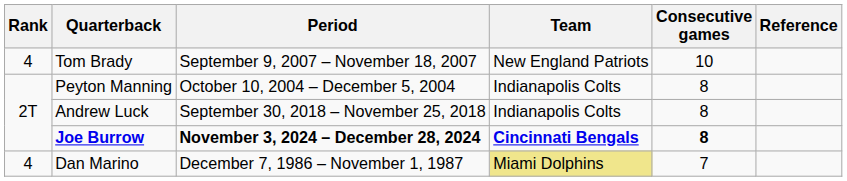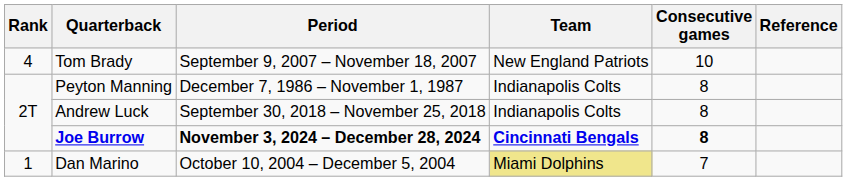(317, 86) October 10, 2004 – December 5, 2004 -> (321, 86) December 7, 1986 – November 1, 1987
(28, 163) 4 -> (28, 163) 1
(321, 163) December 7, 1986 – November 1, 1987 -> (317, 163) October 10, 2004 – December 5, 2004
